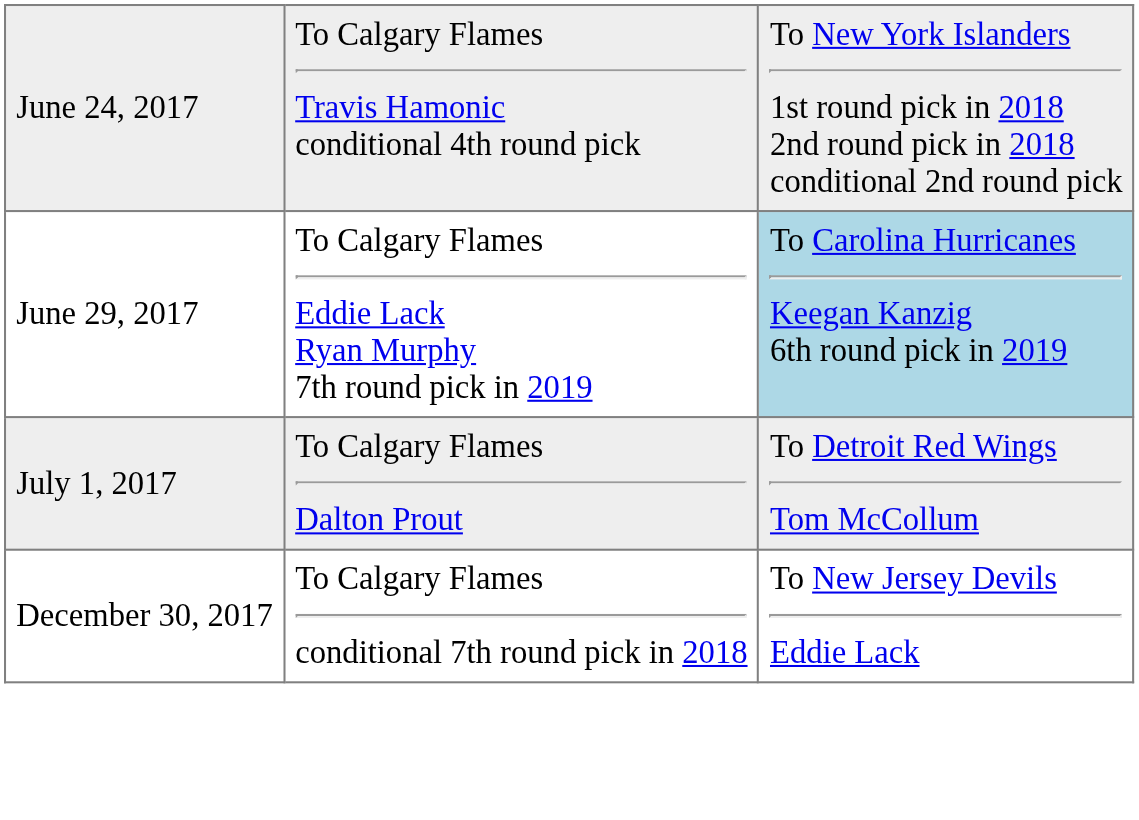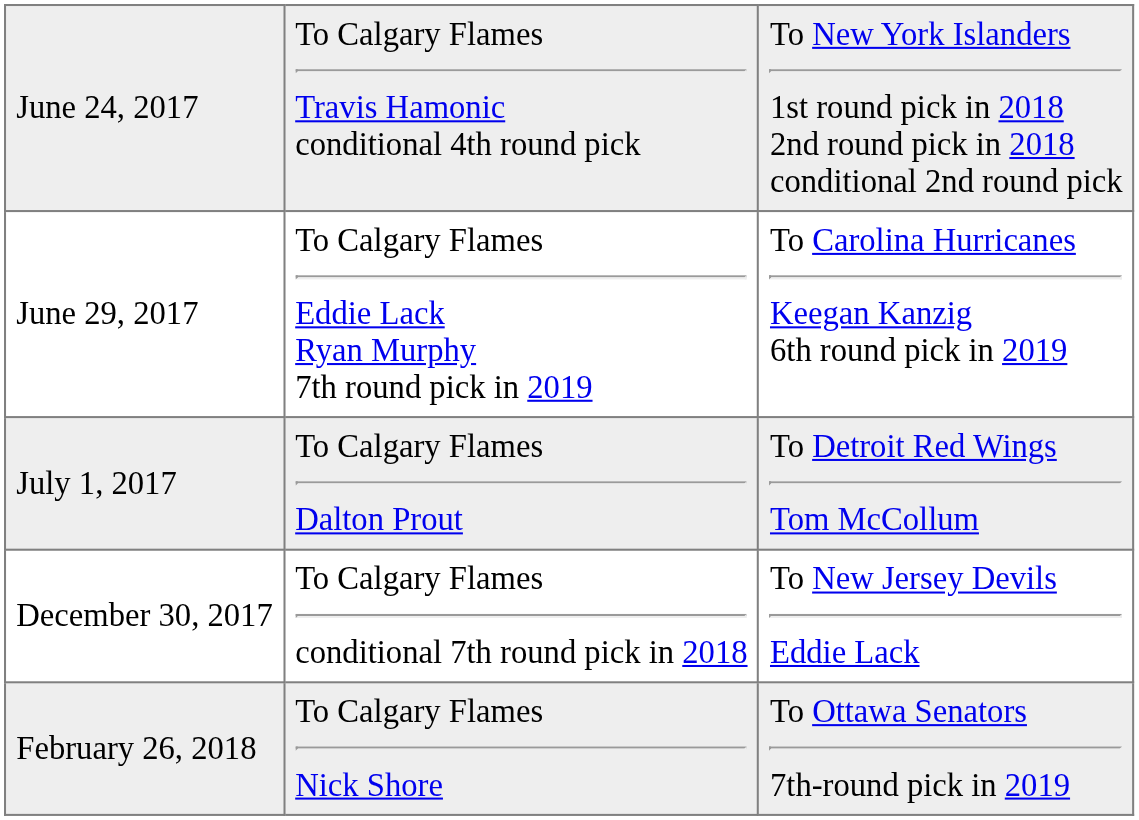(946, 295) lightblue background -> (946, 295) no background
+ row: (136, 748)
